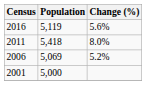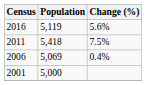(100, 42) 8.0% -> (100, 42) 7.5%
(100, 57) 5.2% -> (100, 57) 0.4%
